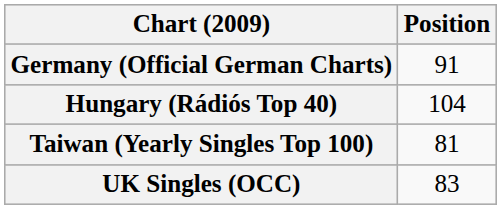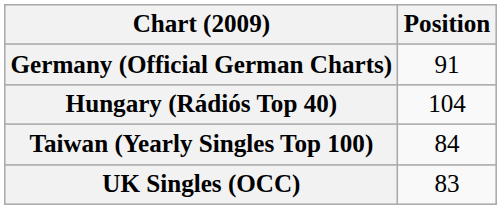(447, 143) 81 -> (447, 143) 84
